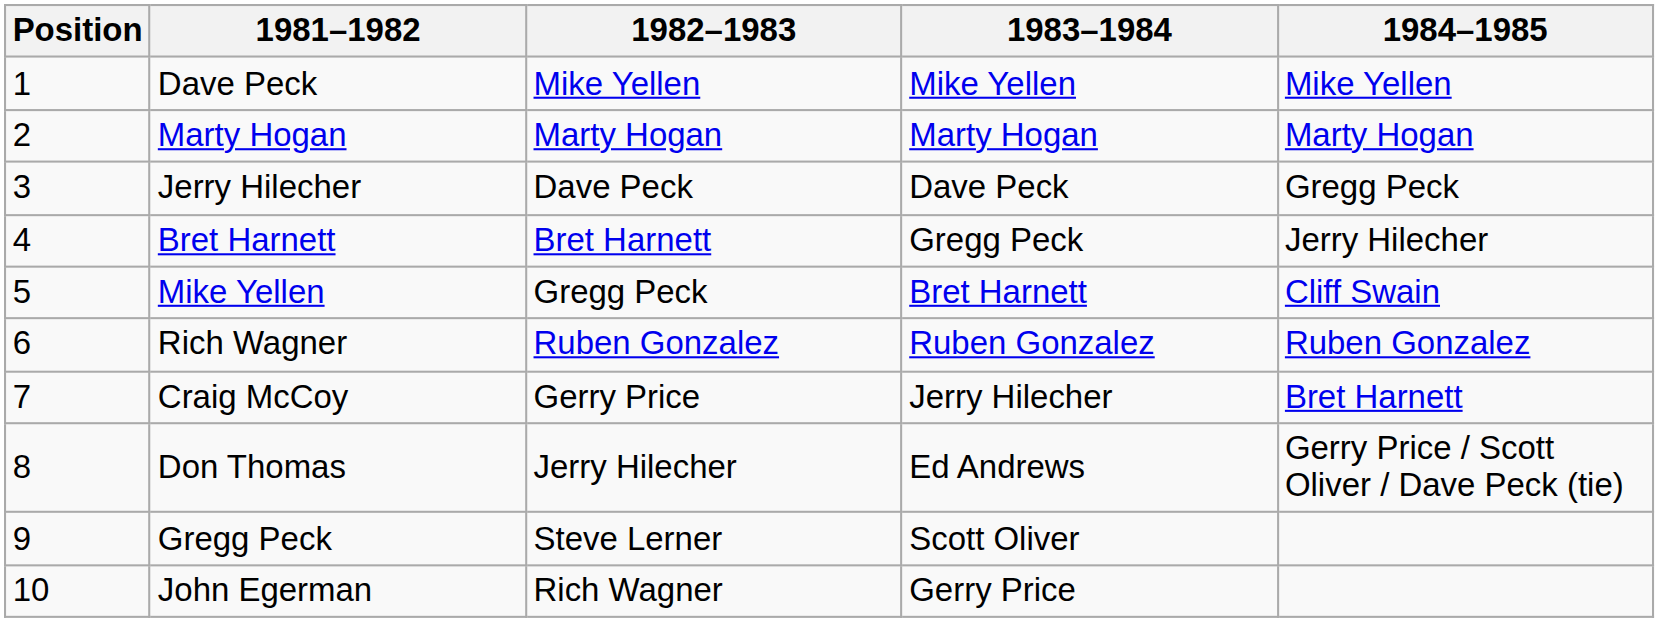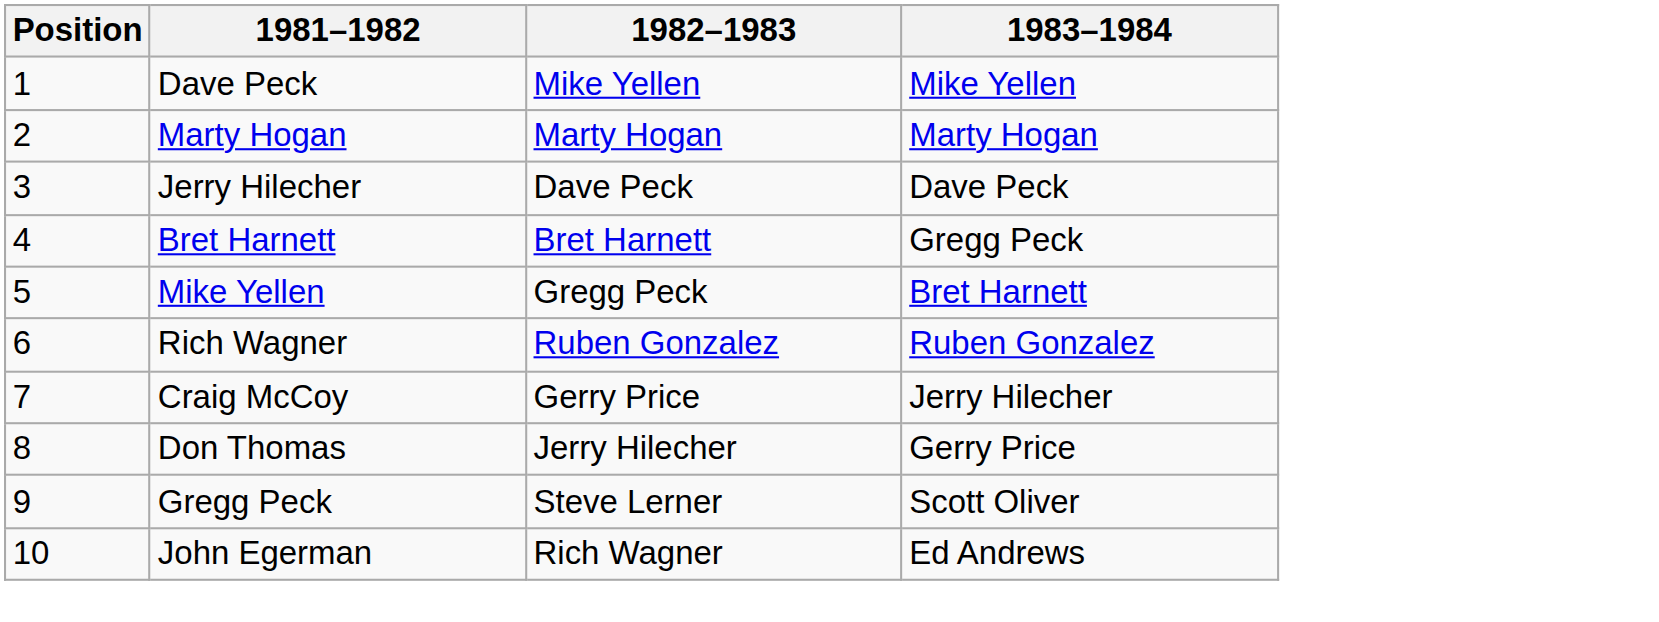- column: (1465, 30)
(997, 467) Ed Andrews -> (993, 448) Gerry Price
(993, 590) Gerry Price -> (997, 553) Ed Andrews
